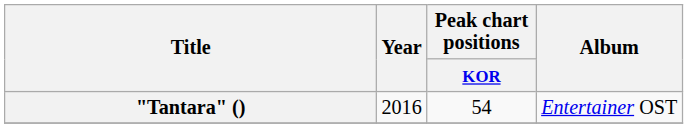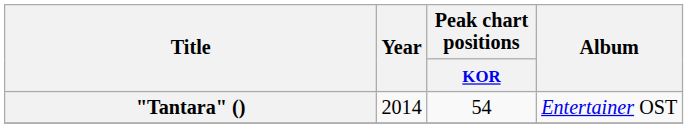(402, 107) 2016 -> (402, 107) 2014
